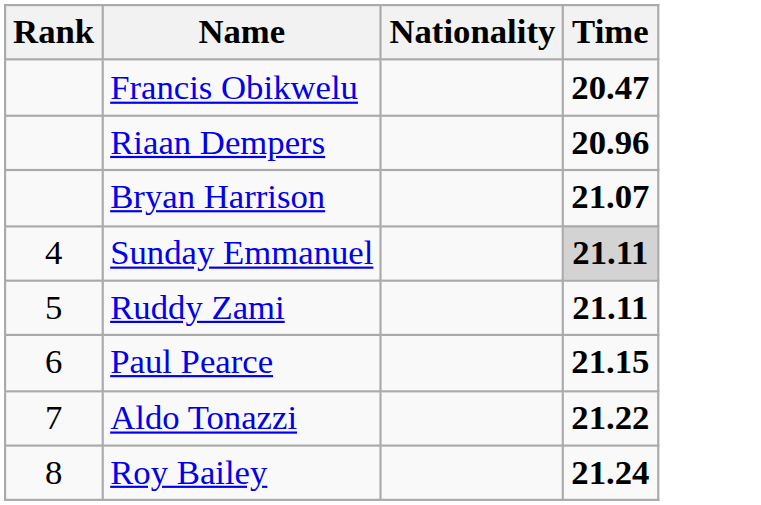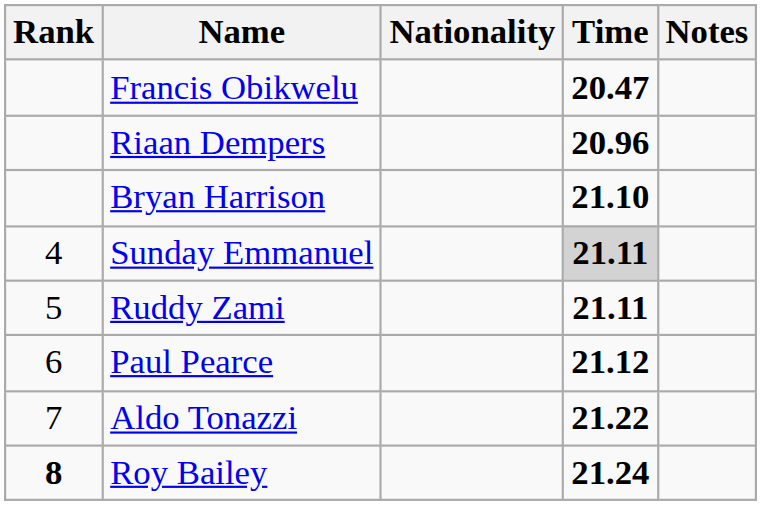+ column: (707, 32)
(610, 197) 21.07 -> (610, 197) 21.10
(610, 362) 21.15 -> (610, 362) 21.12
(54, 472) normal -> (54, 472) bold
